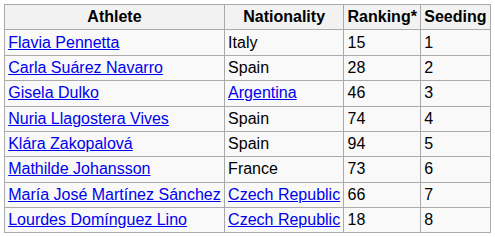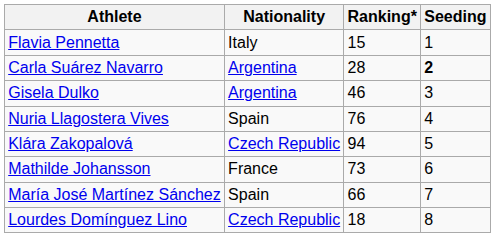(249, 67) Spain -> (262, 67) Argentina
(429, 67) normal -> (429, 67) bold
(356, 118) 74 -> (356, 118) 76
(249, 144) Spain -> (284, 144) Czech Republic
(284, 194) Czech Republic -> (249, 194) Spain
